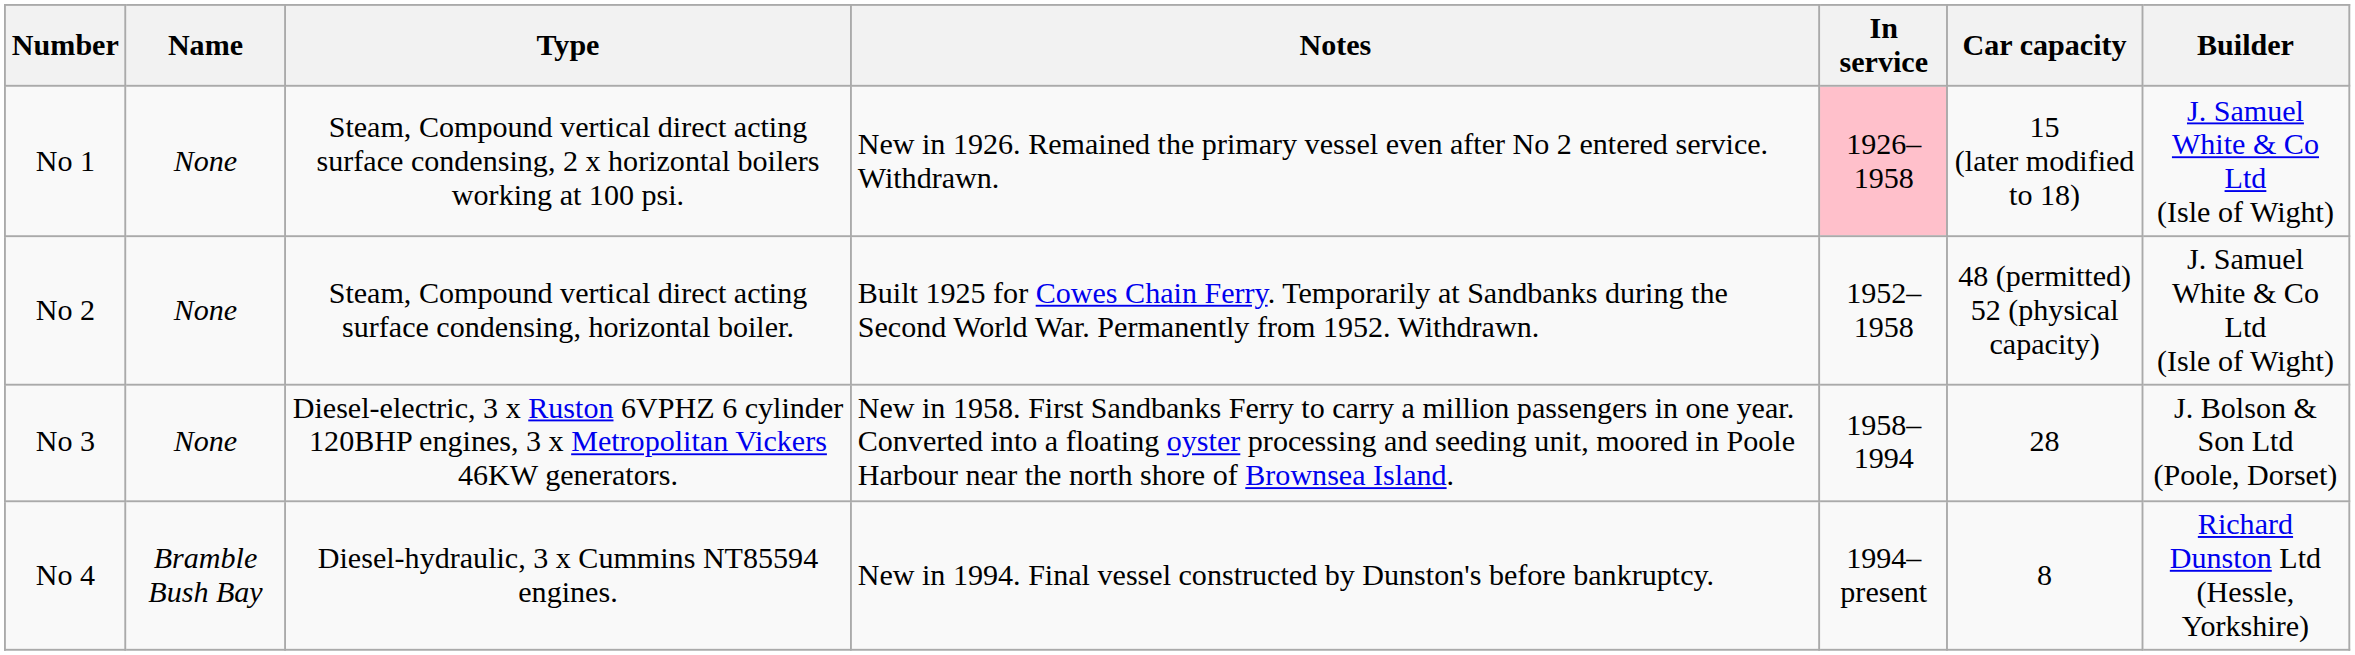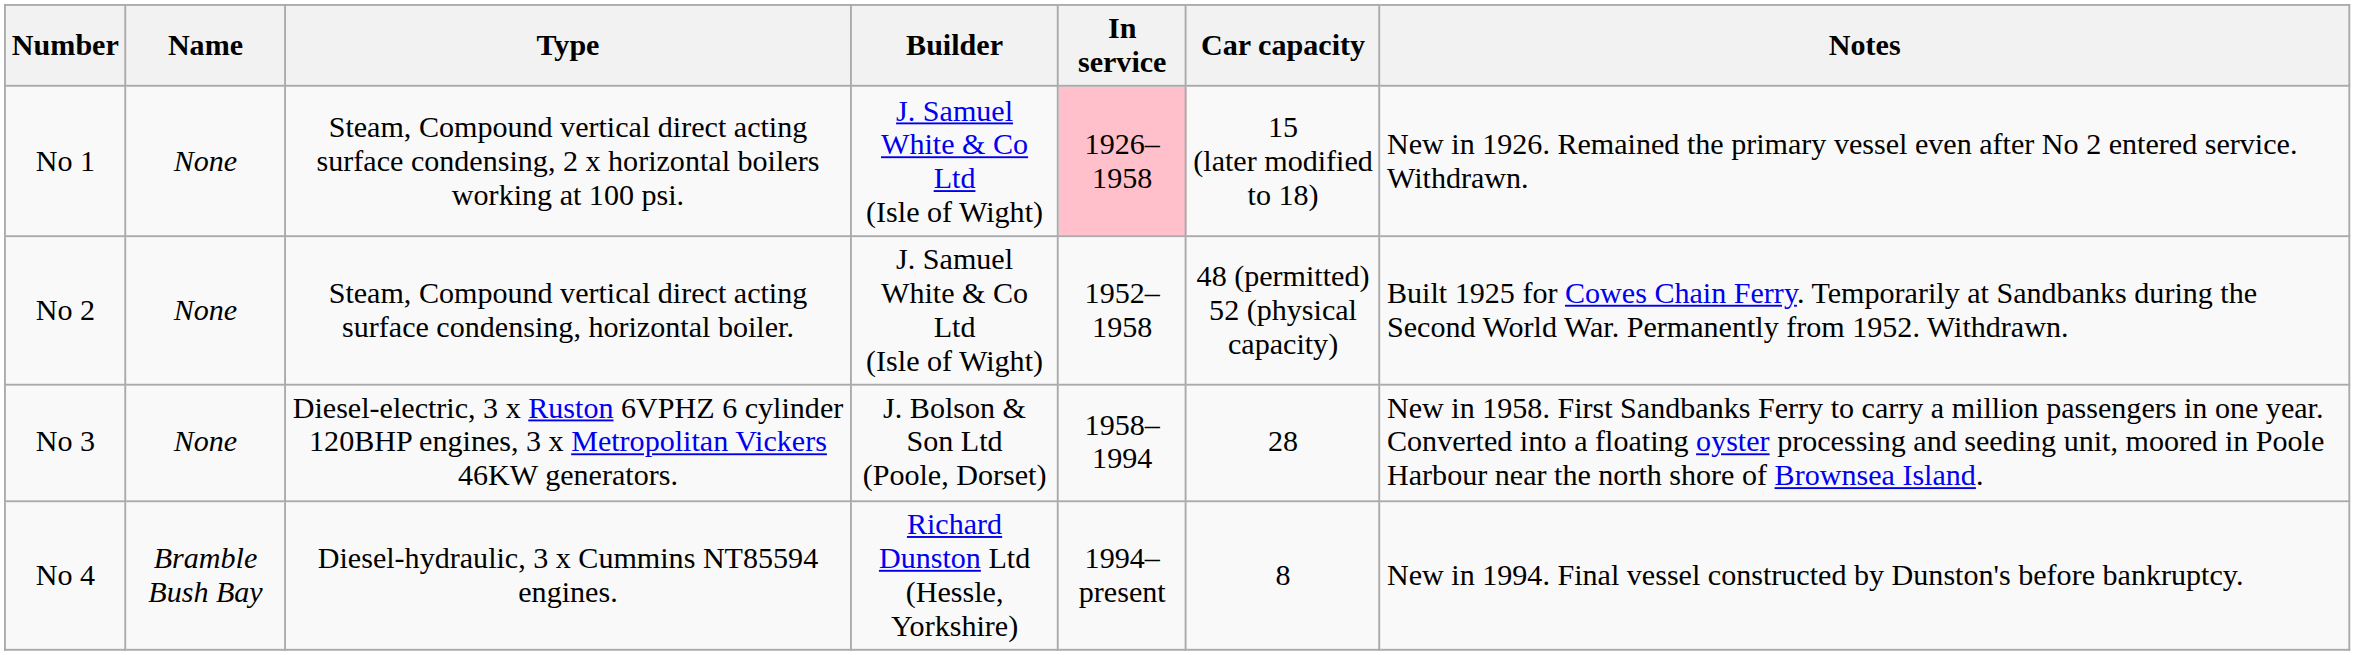columns swapped: (2245, 45) <-> (1335, 45)
